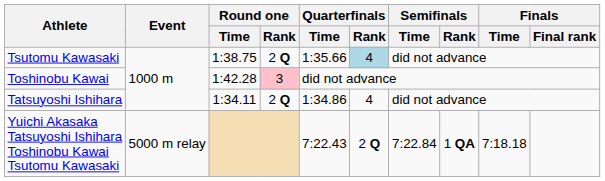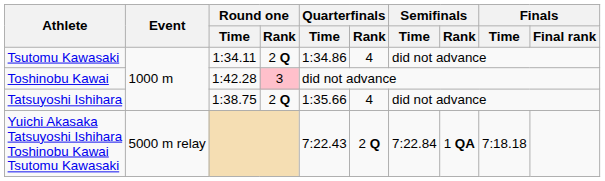(234, 58) 1:38.75 -> (234, 58) 1:34.11
(324, 58) 1:35.66 -> (324, 58) 1:34.86
(369, 58) lightblue background -> (369, 58) no background
(234, 100) 1:34.11 -> (234, 100) 1:38.75
(324, 100) 1:34.86 -> (324, 100) 1:35.66
